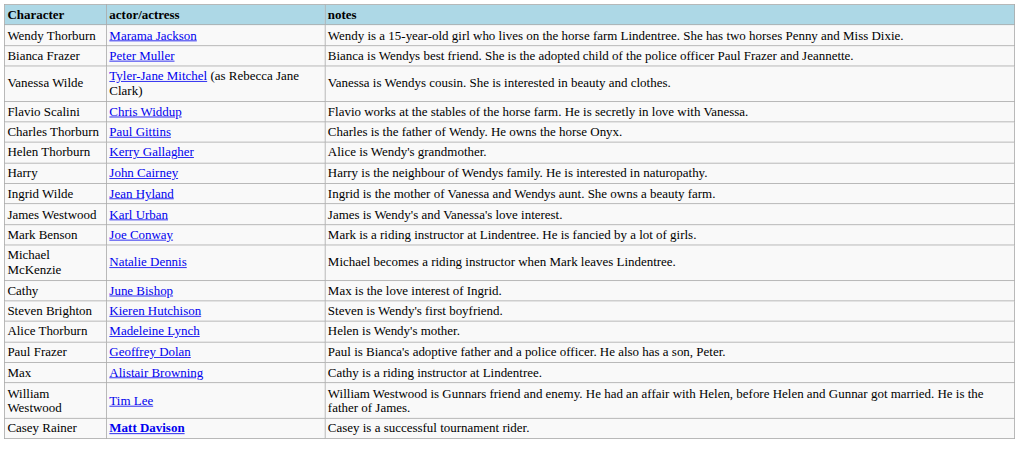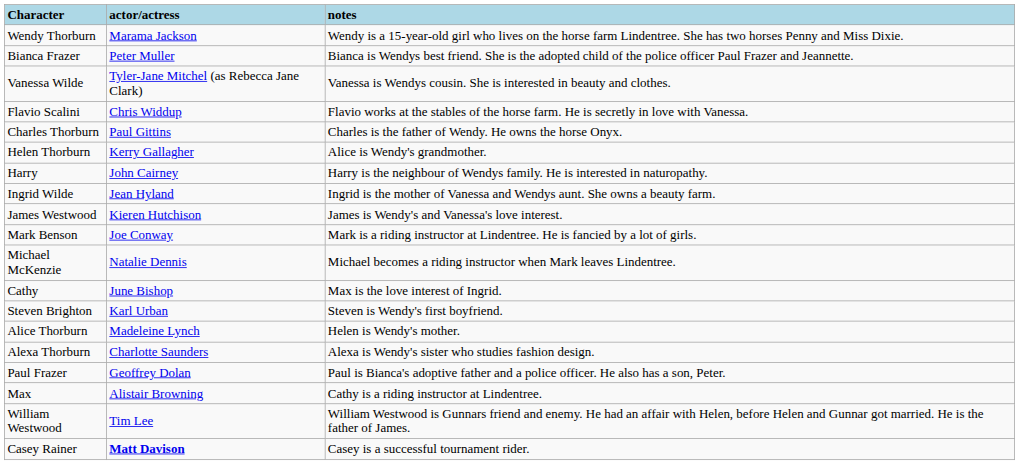(139, 214) Karl Urban -> (155, 214) Kieren Hutchison
(155, 311) Kieren Hutchison -> (139, 311) Karl Urban
+ row: (49, 352)
